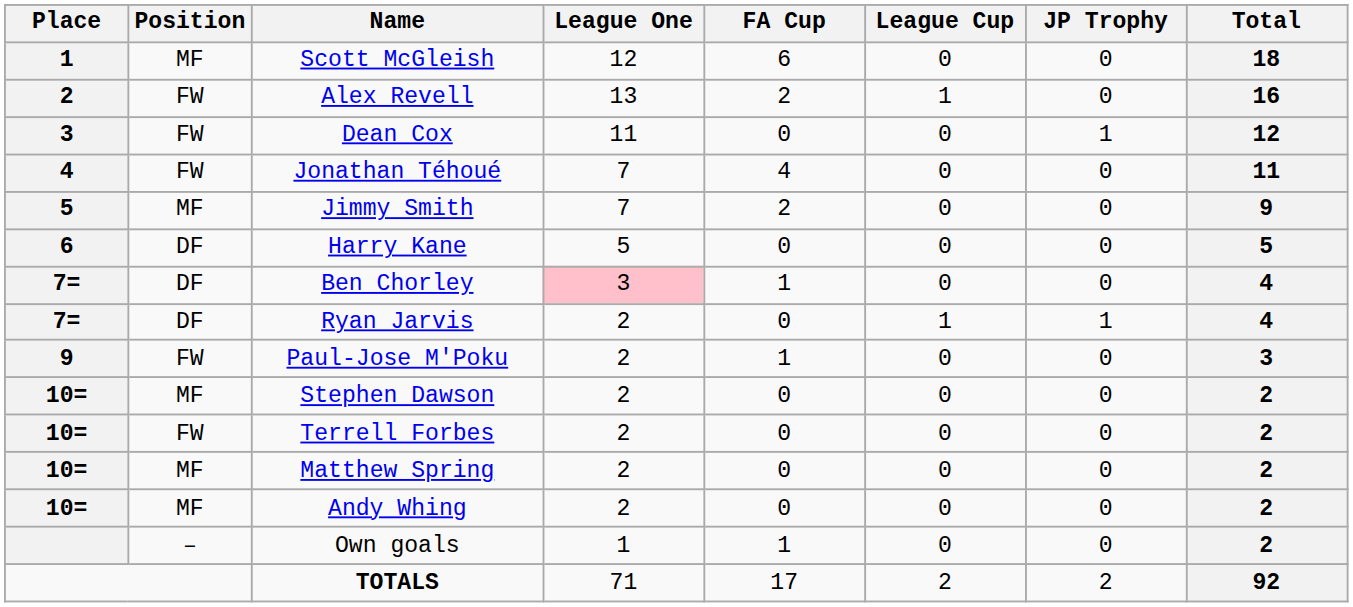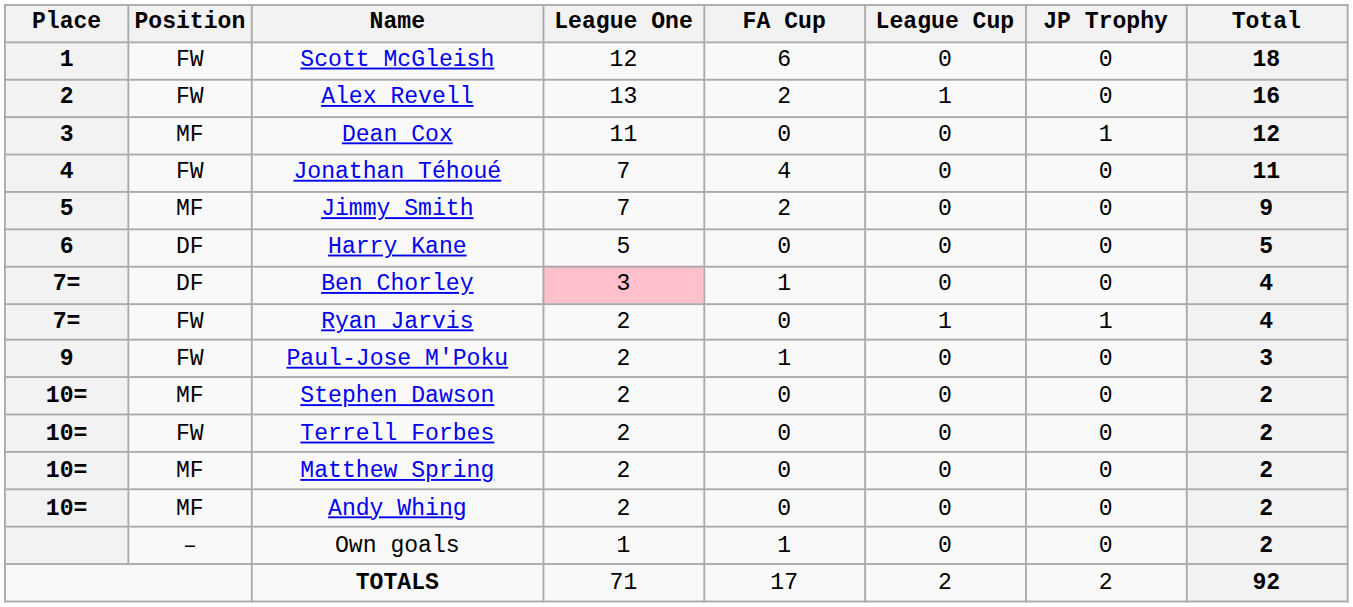(190, 61) MF -> (190, 61) FW
(190, 136) FW -> (190, 136) MF
(190, 322) DF -> (190, 322) FW
